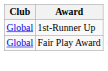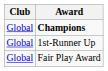+ row: (61, 27)
